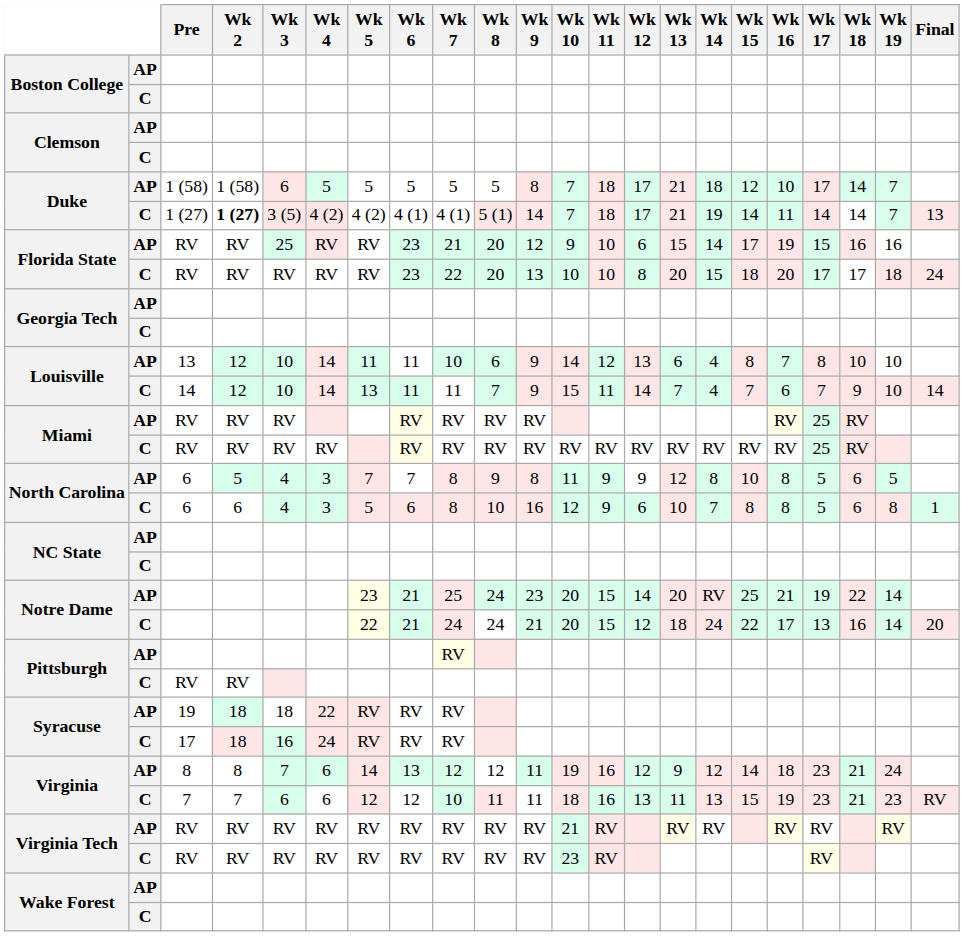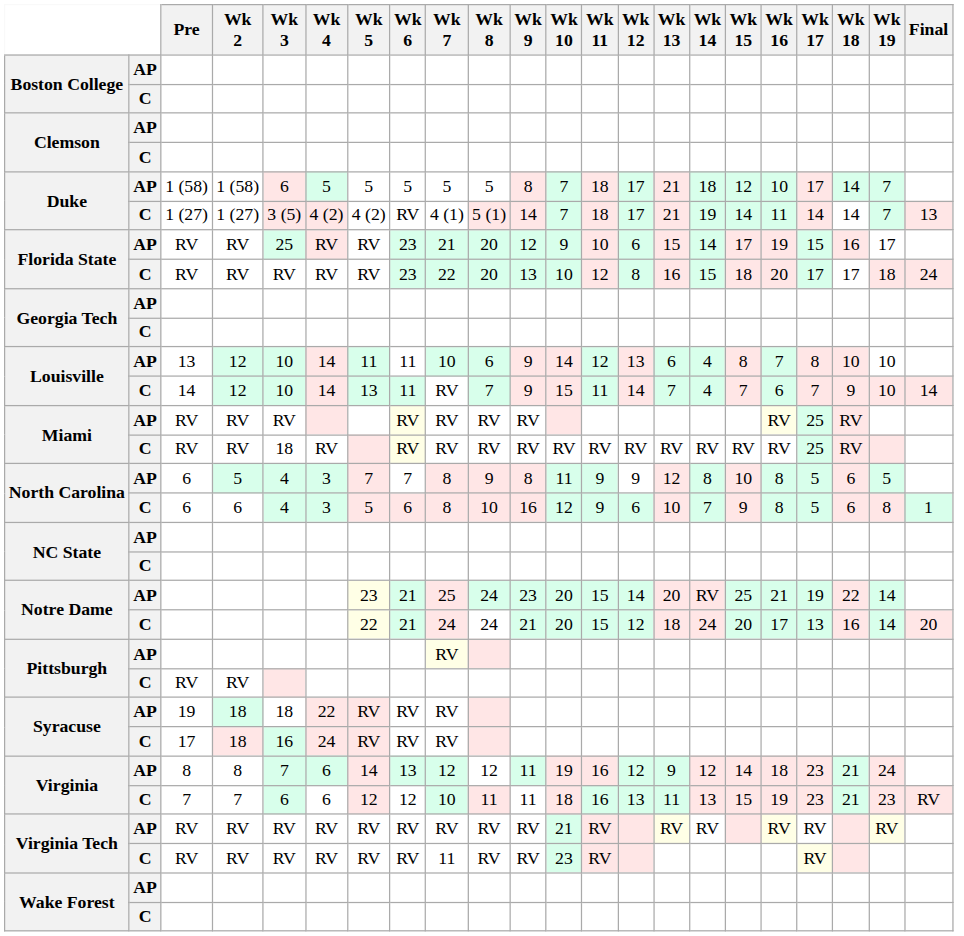(238, 215) bold -> (238, 215) normal
(411, 215) 4 (1) -> (408, 215) RV
(893, 244) 16 -> (887, 244) 17
(606, 274) 10 -> (600, 274) 12
(678, 274) 20 -> (672, 274) 16
(453, 390) 11 -> (447, 390) RV
(284, 449) RV -> (284, 449) 18
(750, 507) 8 -> (743, 507) 9
(750, 624) 22 -> (743, 624) 20
(453, 858) RV -> (447, 858) 11
